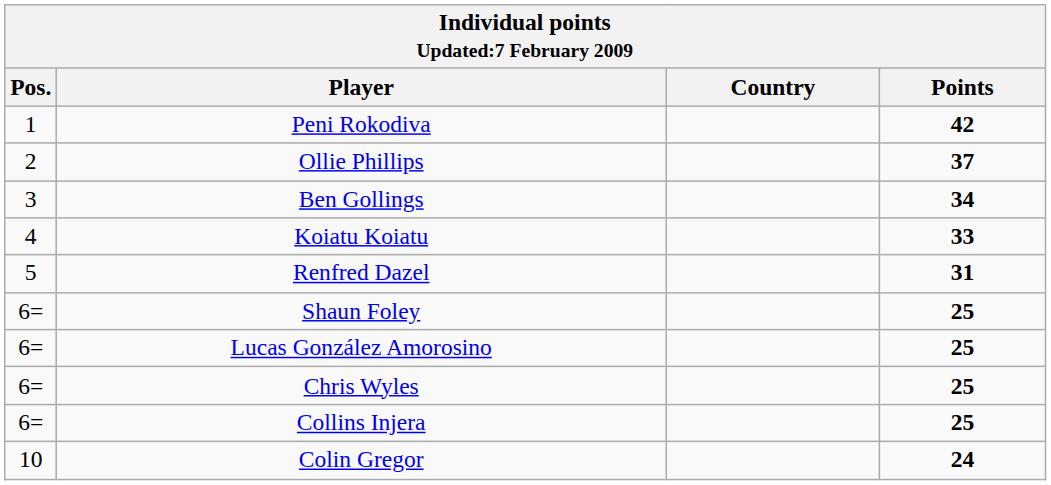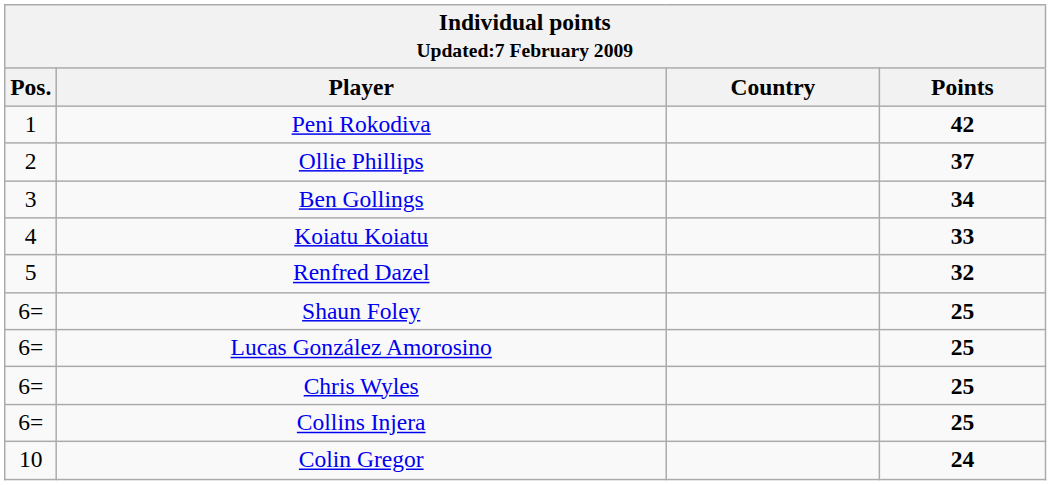(962, 273) 31 -> (962, 273) 32
